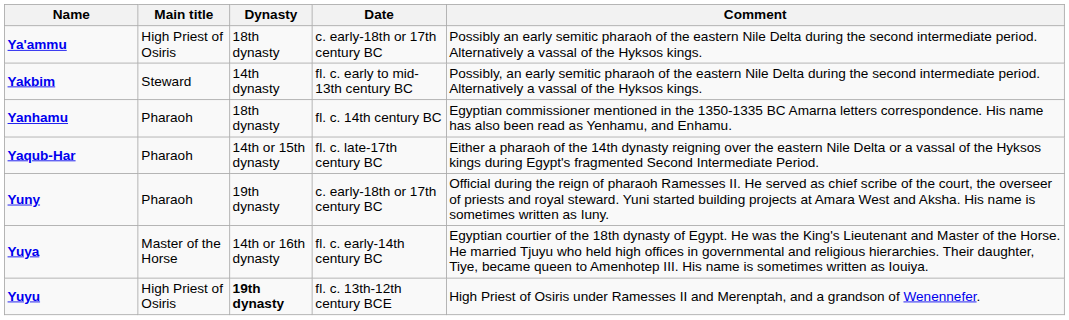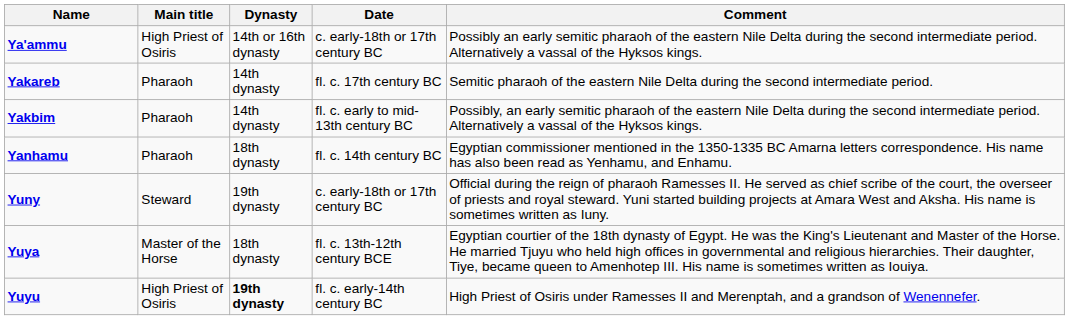(256, 44) 18th dynasty -> (269, 44) 14th or 16th dynasty
+ row: (34, 81)
(166, 81) Steward -> (167, 118) Pharaoh
- row: (42, 155)
(167, 199) Pharaoh -> (166, 199) Steward
(269, 251) 14th or 16th dynasty -> (256, 251) 18th dynasty
(360, 251) fl. c. early-14th century BC -> (358, 251) fl. c. 13th-12th century BCE
(358, 296) fl. c. 13th-12th century BCE -> (360, 296) fl. c. early-14th century BC
